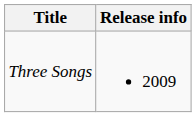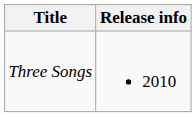(144, 81) 2009 -> (144, 81) 2010
